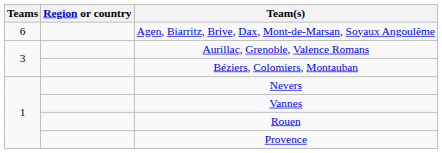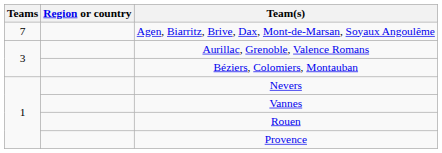(23, 31) 6 -> (23, 31) 7
